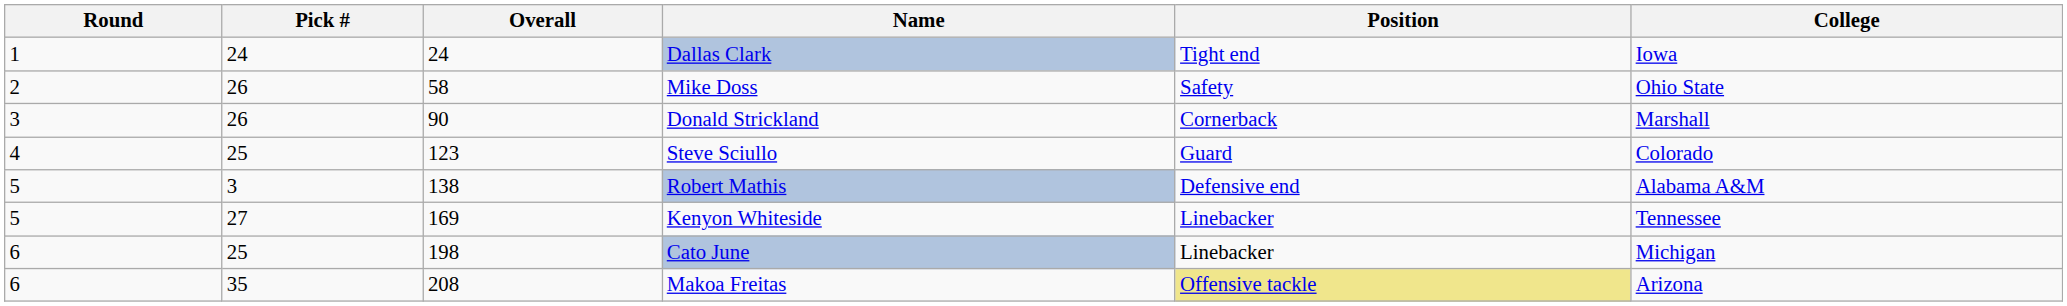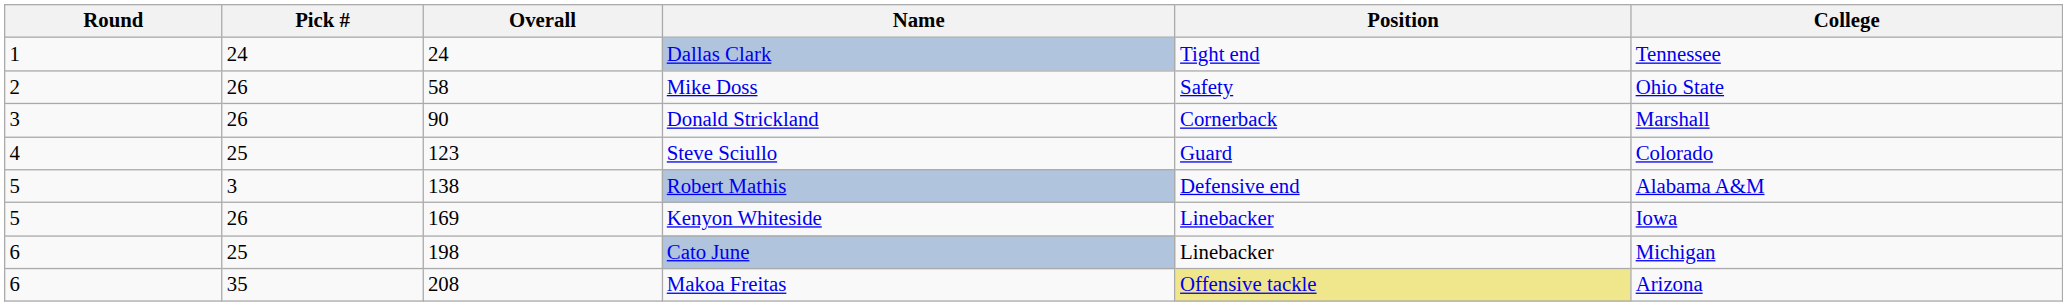(1656, 53) Iowa -> (1678, 53) Tennessee
(237, 218) 27 -> (237, 218) 26
(1678, 218) Tennessee -> (1656, 218) Iowa
